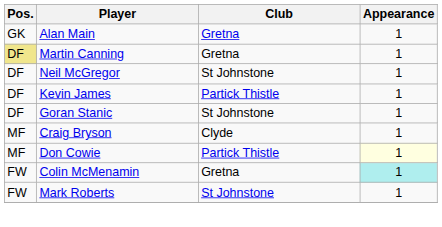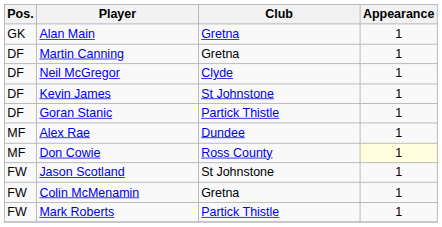(16, 53) khaki background -> (16, 53) no background
(238, 73) St Johnstone -> (217, 73) Clyde
(240, 93) Partick Thistle -> (238, 93) St Johnstone
(238, 113) St Johnstone -> (240, 113) Partick Thistle
- row: (75, 133)
+ row: (65, 133)
(240, 152) Partick Thistle -> (237, 152) Ross County
+ row: (82, 172)
(399, 172) paleturquoise background -> (399, 192) no background
(238, 192) St Johnstone -> (240, 212) Partick Thistle
